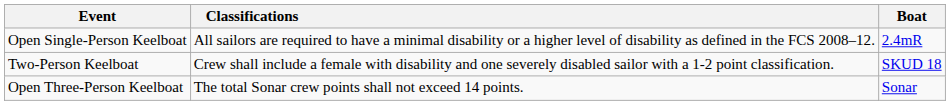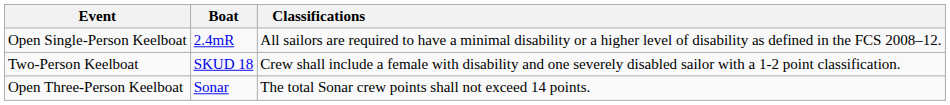columns swapped: (912, 16) <-> (252, 16)
